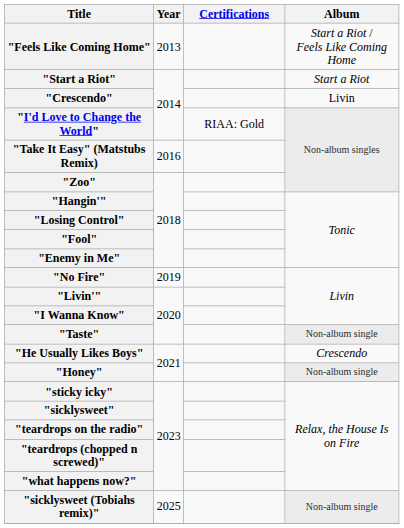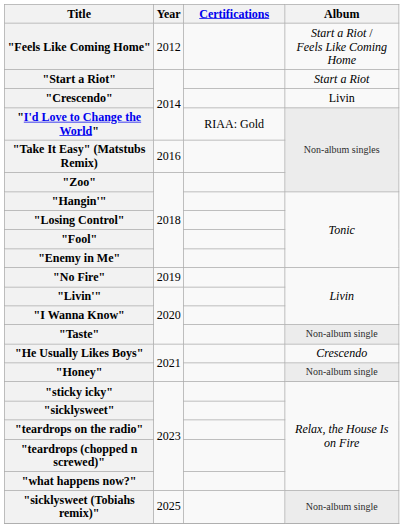(169, 46) 2013 -> (169, 46) 2012
